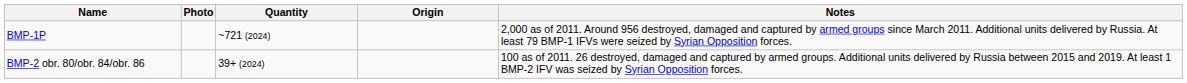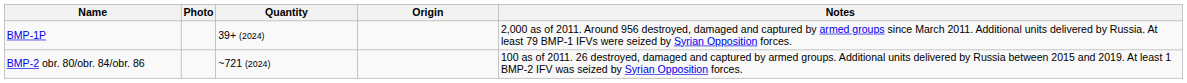(244, 35) ~721 (2024) -> (241, 35) 39+ (2024)
(241, 64) 39+ (2024) -> (244, 64) ~721 (2024)
